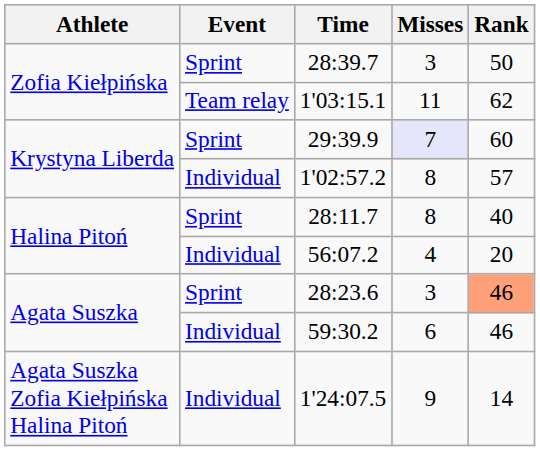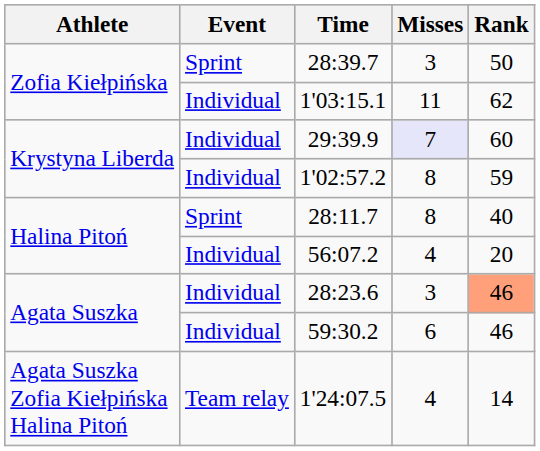(237, 101) Team relay -> (233, 101) Individual
(214, 139) Sprint -> (233, 139) Individual
(501, 178) 57 -> (501, 178) 59
(214, 293) Sprint -> (233, 293) Individual
(233, 397) Individual -> (237, 397) Team relay
(430, 397) 9 -> (430, 397) 4
